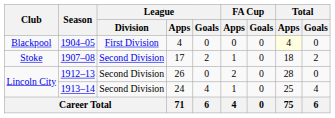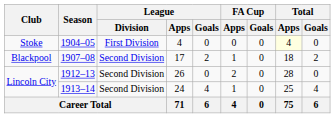(31, 43) Blackpool -> (31, 43) Stoke
(31, 58) Stoke -> (31, 58) Blackpool
